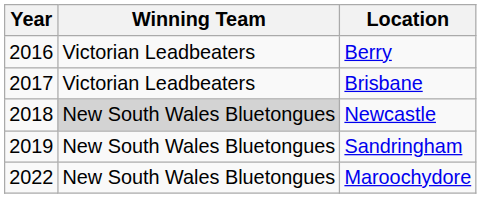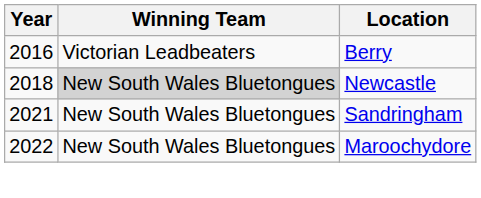- row: (384, 83)
(31, 146) 2019 -> (31, 114) 2021
